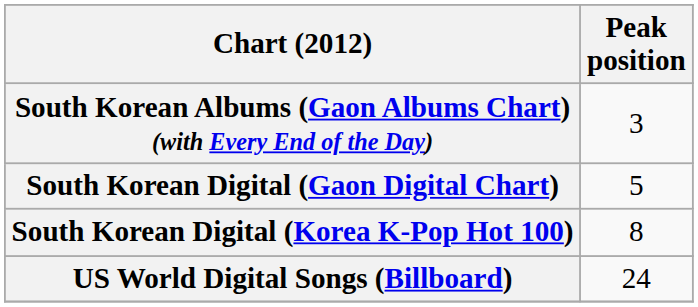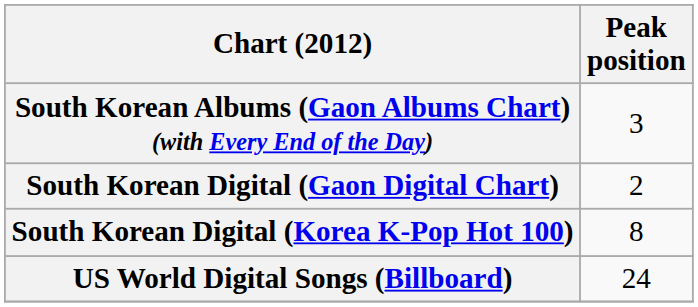(636, 185) 5 -> (636, 185) 2
